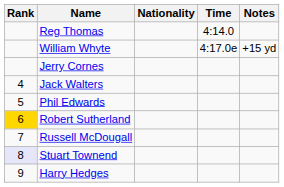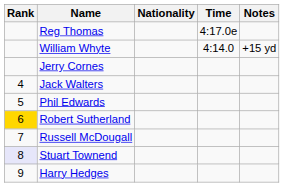(219, 31) 4:14.0 -> (219, 31) 4:17.0e
(219, 48) 4:17.0e -> (219, 48) 4:14.0
